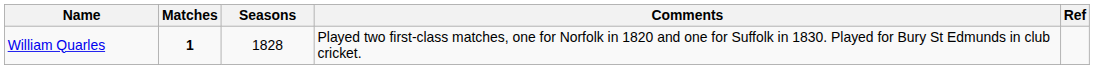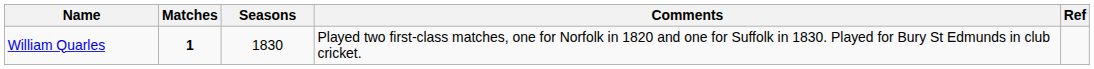(268, 45) 1828 -> (268, 45) 1830
